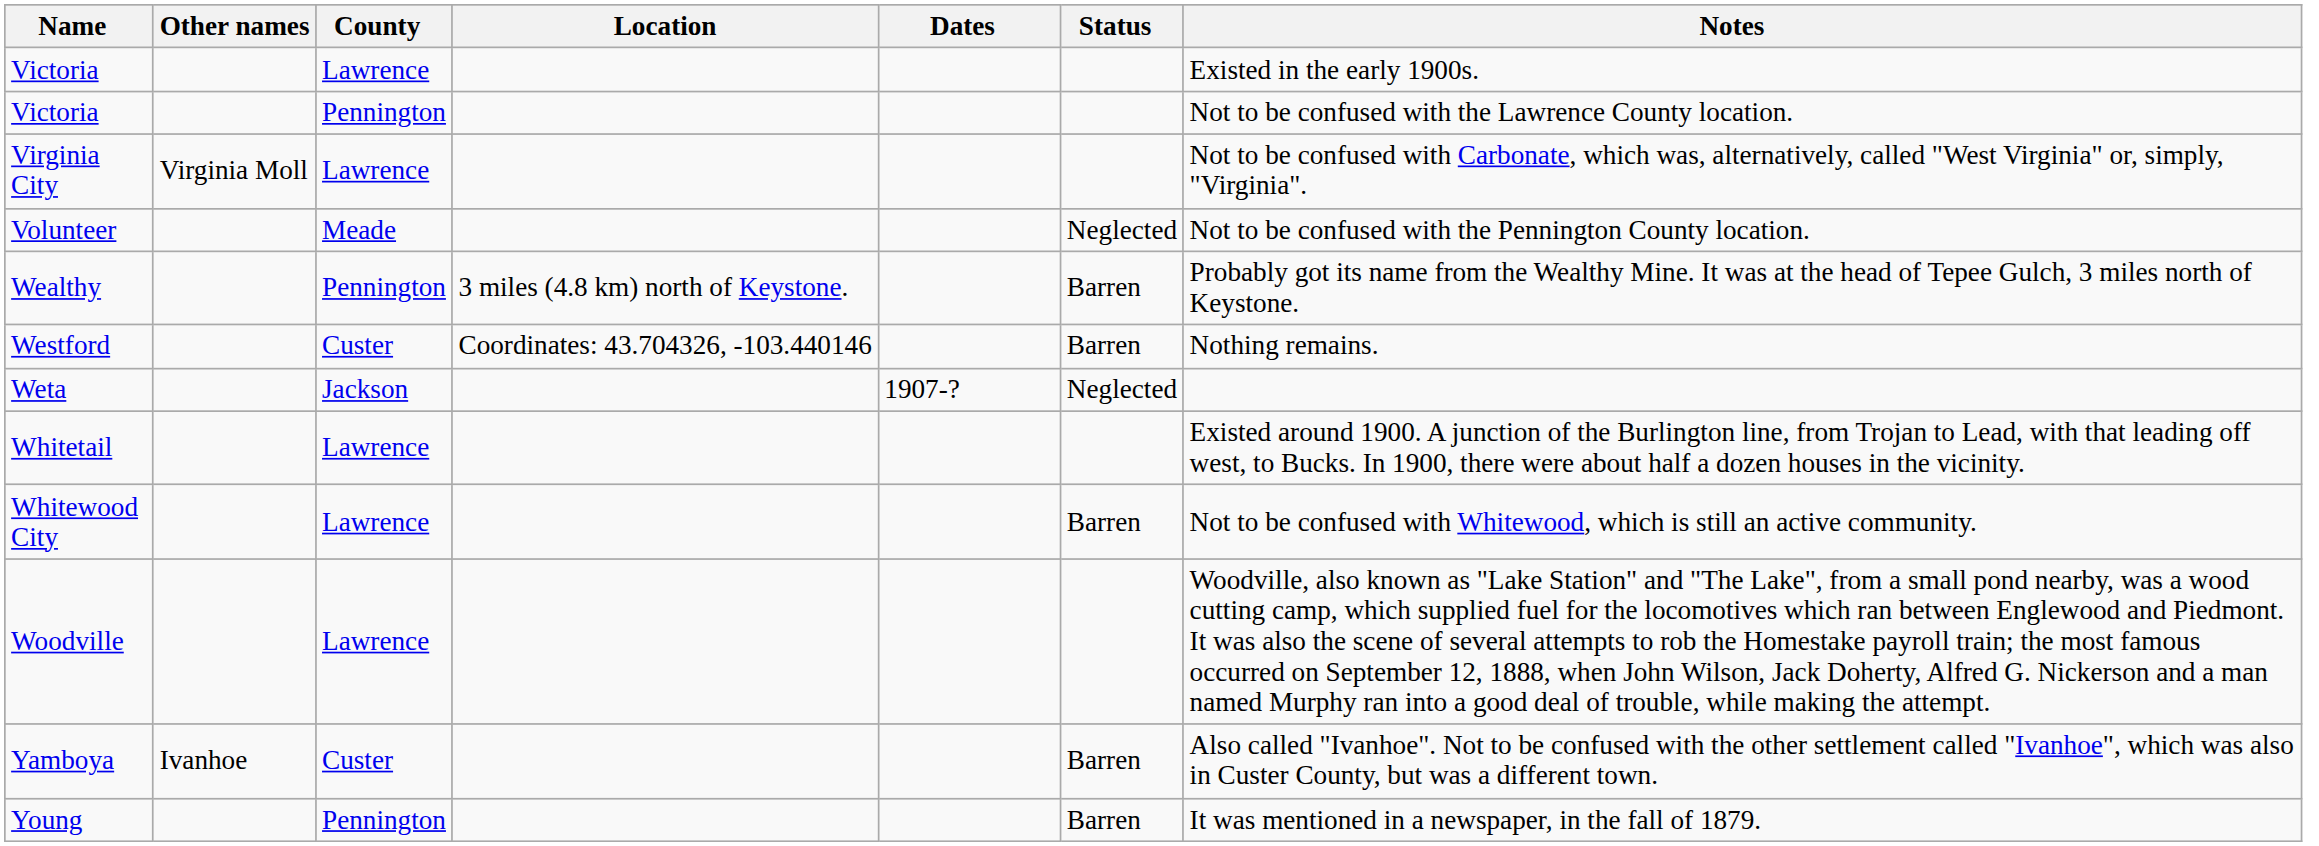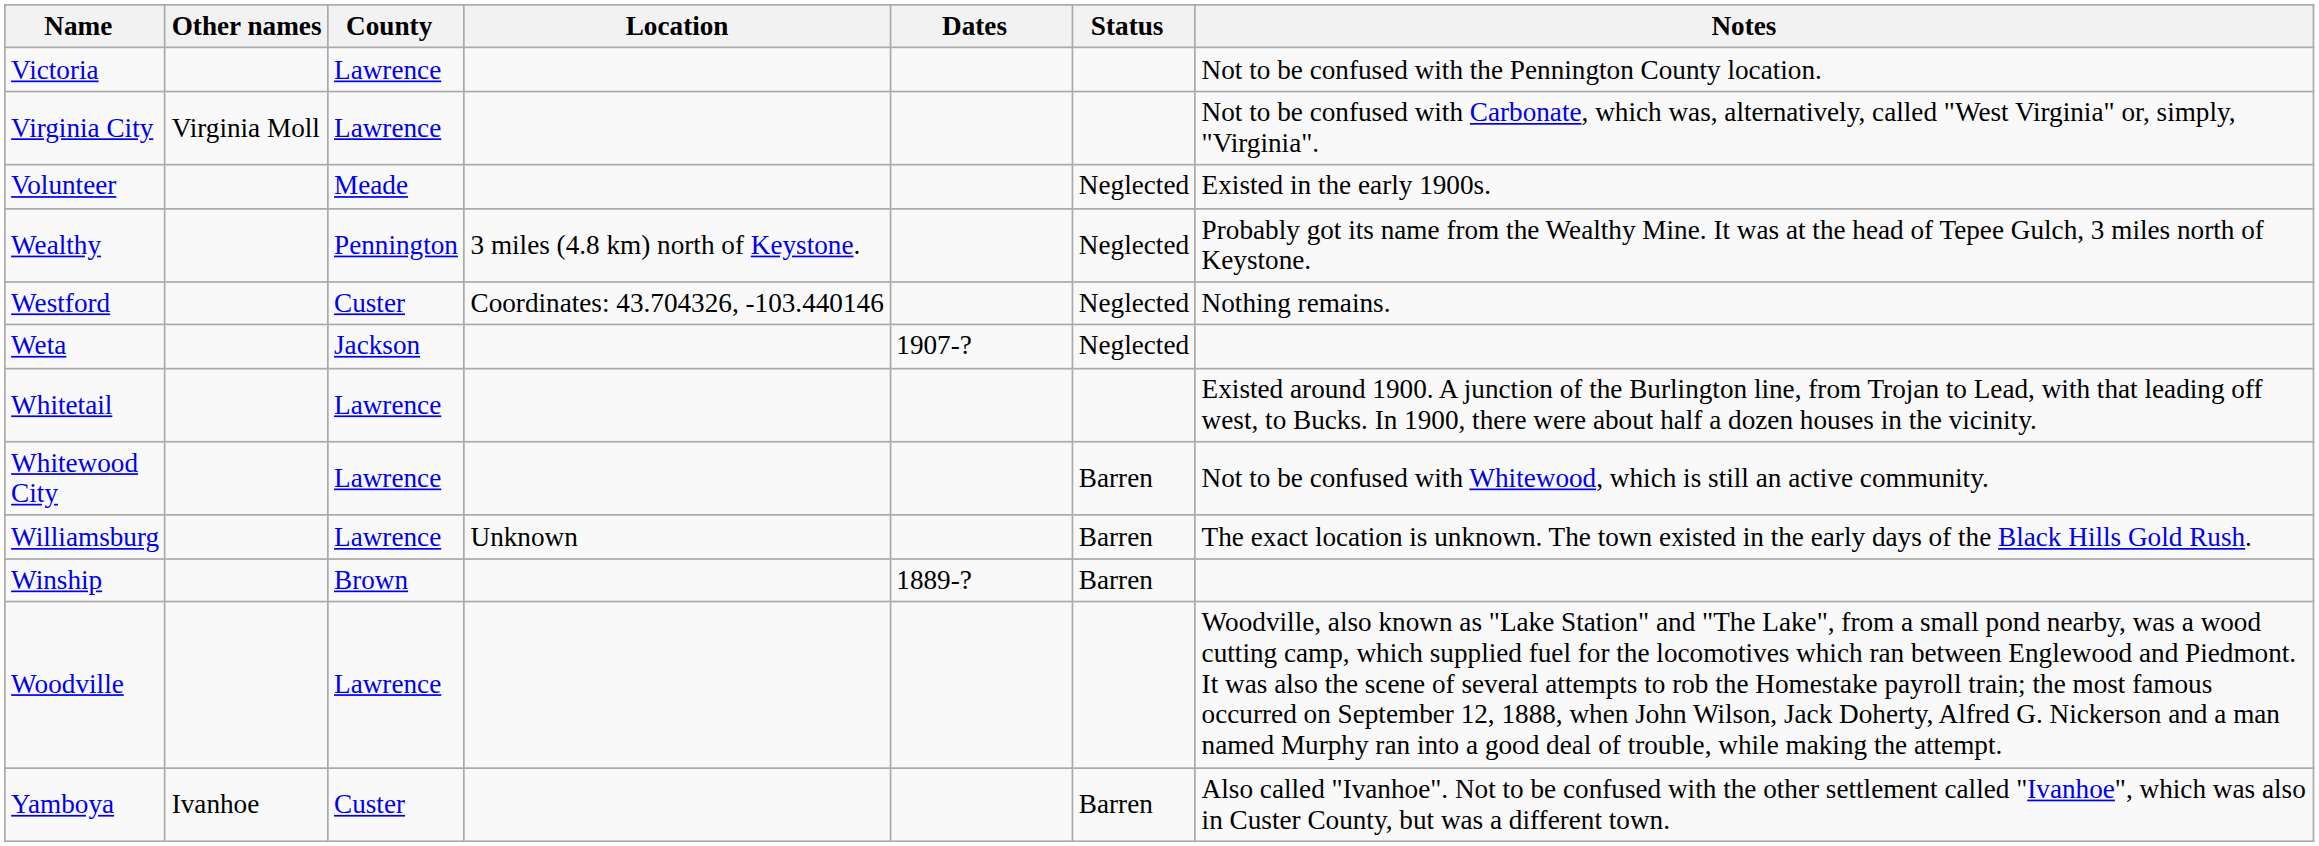(1334, 69) Existed in the early 1900s. -> (1512, 69) Not to be confused with the Pennington County location.
- row: (55, 112)
(1500, 229) Not to be confused with the Pennington County location. -> (1346, 186) Existed in the early 1900s.
(1104, 287) Barren -> (1134, 244) Neglected
(1104, 346) Barren -> (1134, 302) Neglected
+ row: (85, 536)
+ row: (57, 579)
- row: (47, 819)
